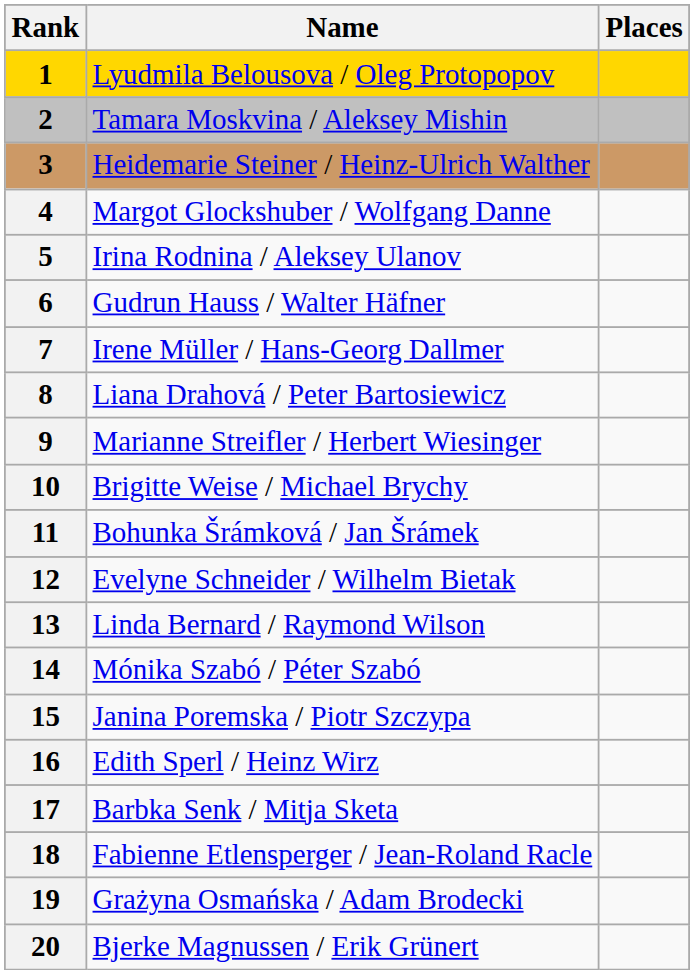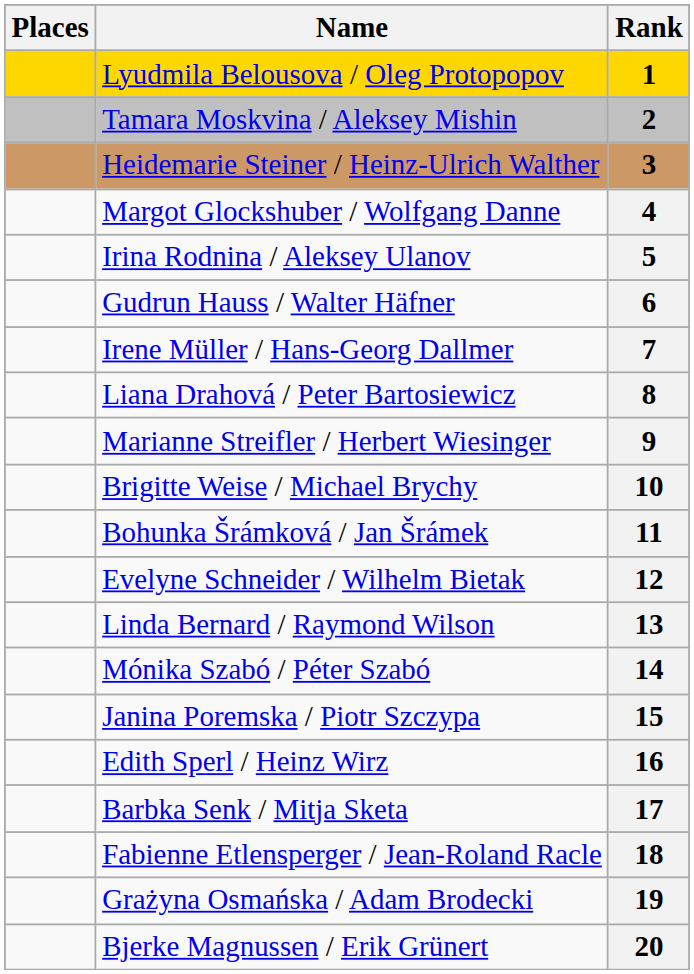columns swapped: (45, 27) <-> (644, 27)
